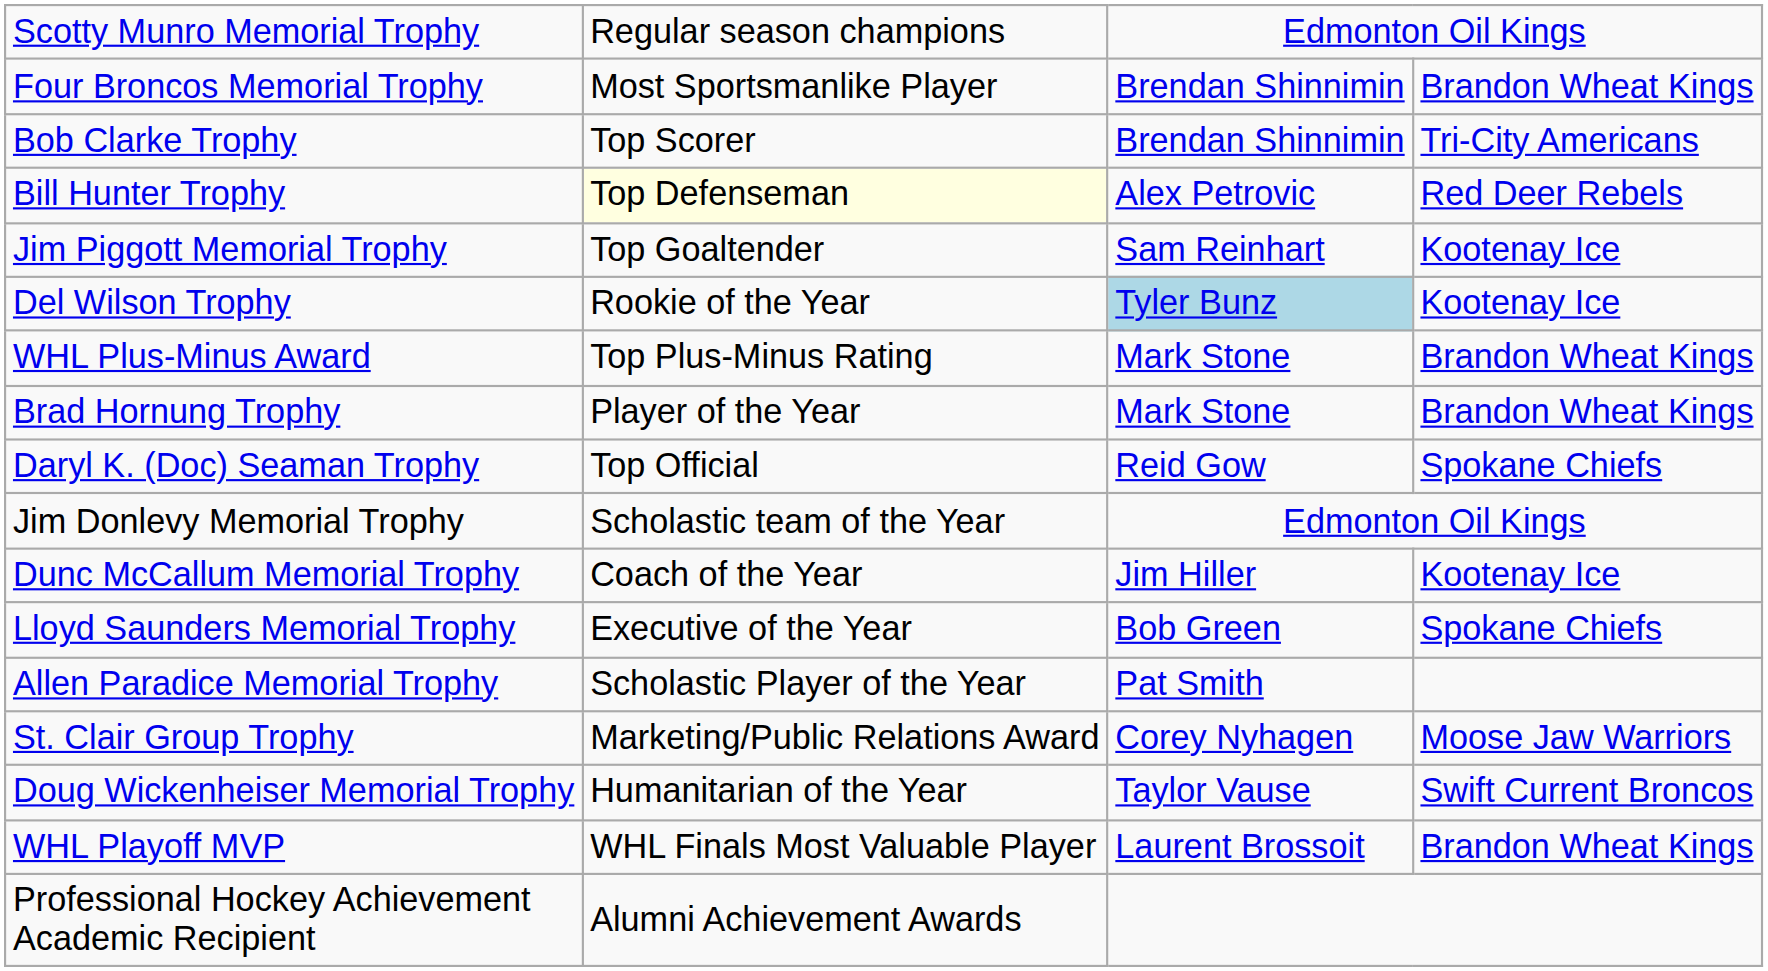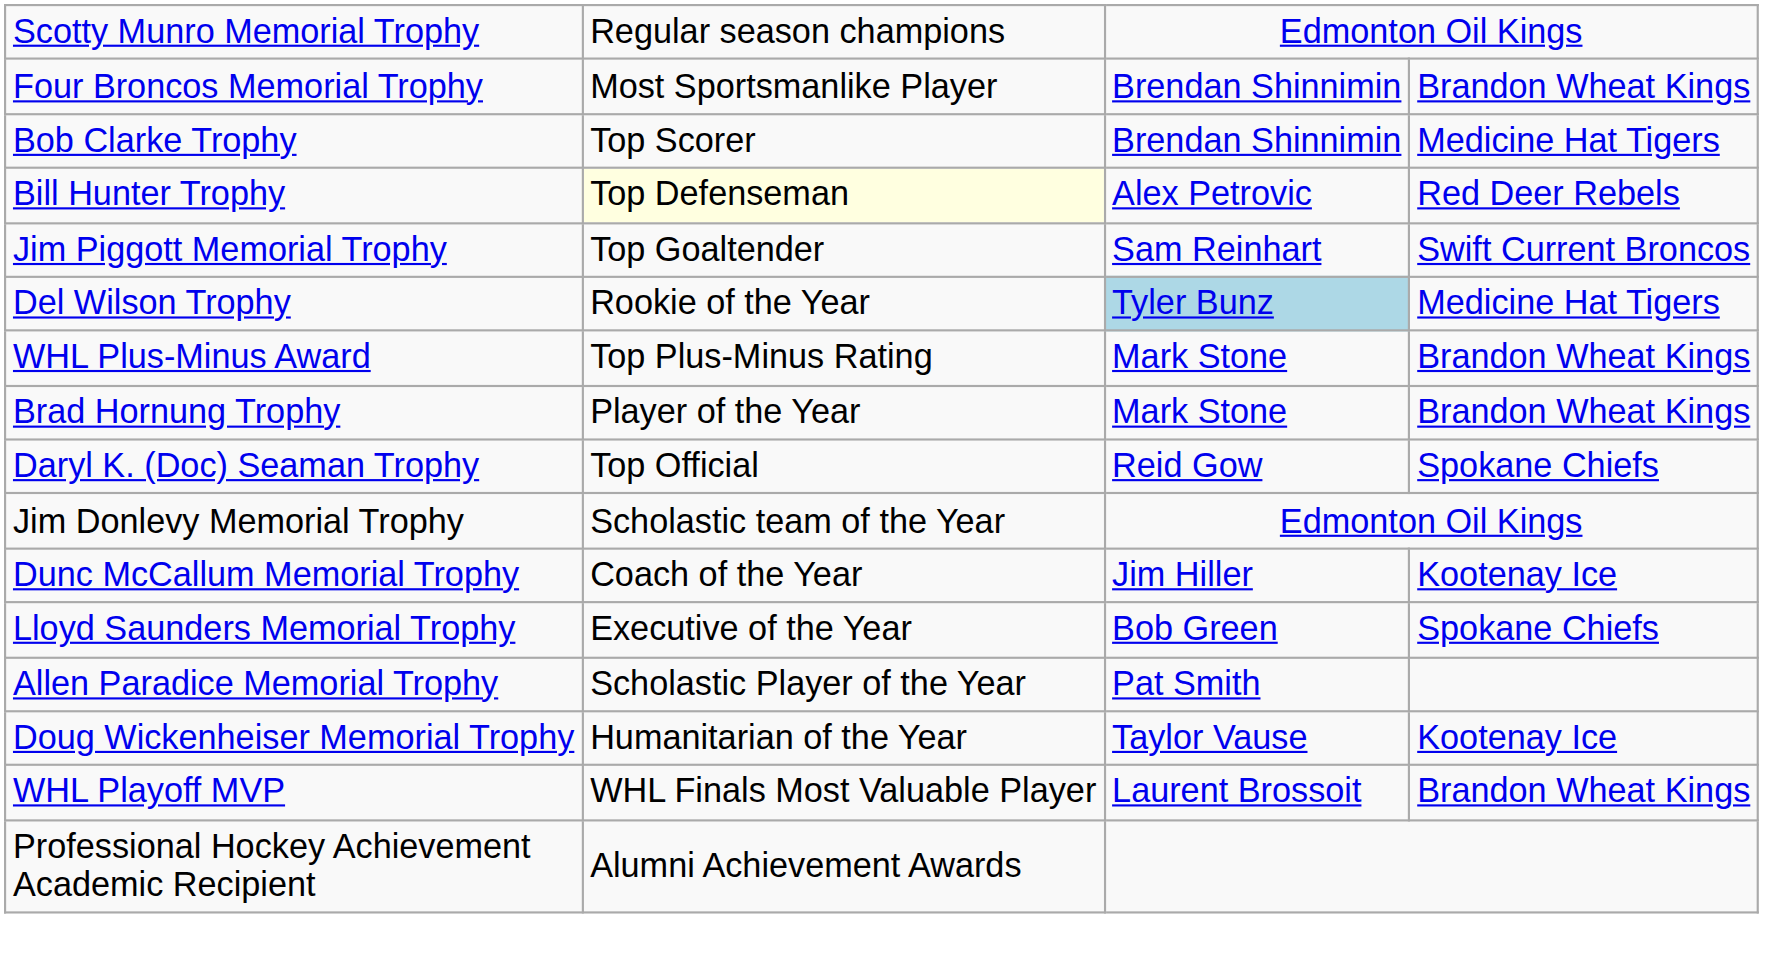(1560, 140) Tri-City Americans -> (1568, 140) Medicine Hat Tigers
(1520, 248) Kootenay Ice -> (1584, 248) Swift Current Broncos
(1520, 303) Kootenay Ice -> (1568, 303) Medicine Hat Tigers
- row: (183, 737)
(1587, 791) Swift Current Broncos -> (1517, 737) Kootenay Ice
